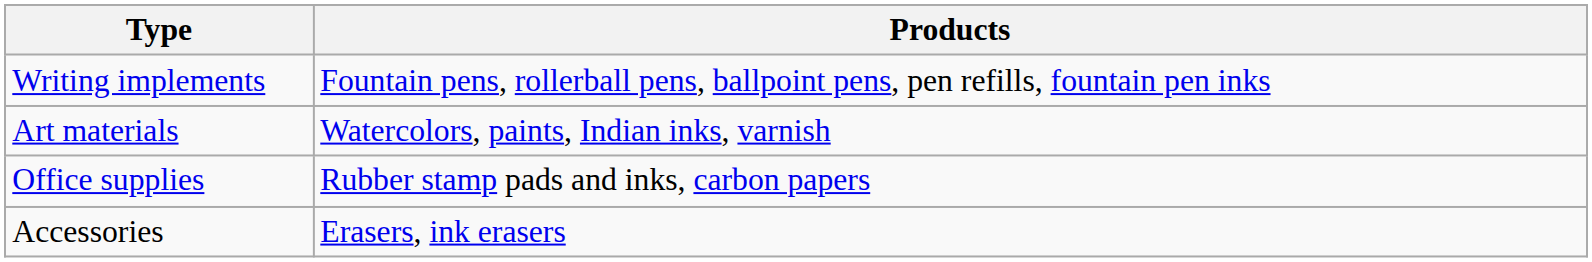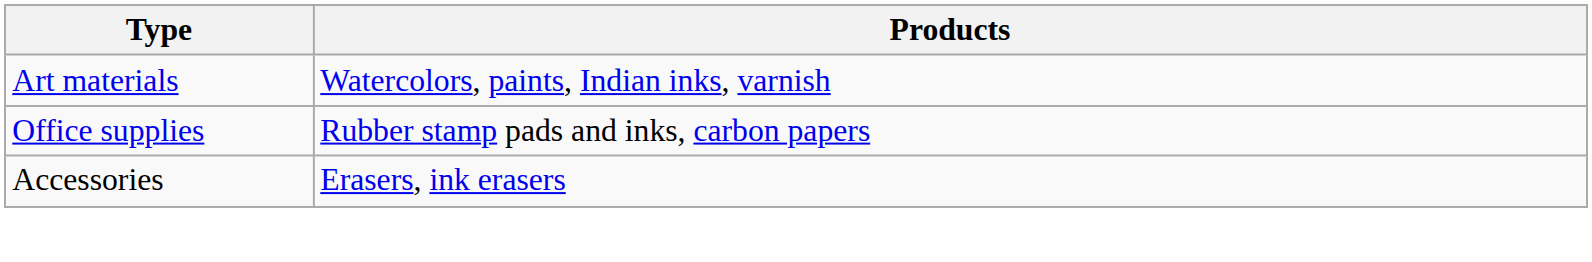- row: (139, 79)
